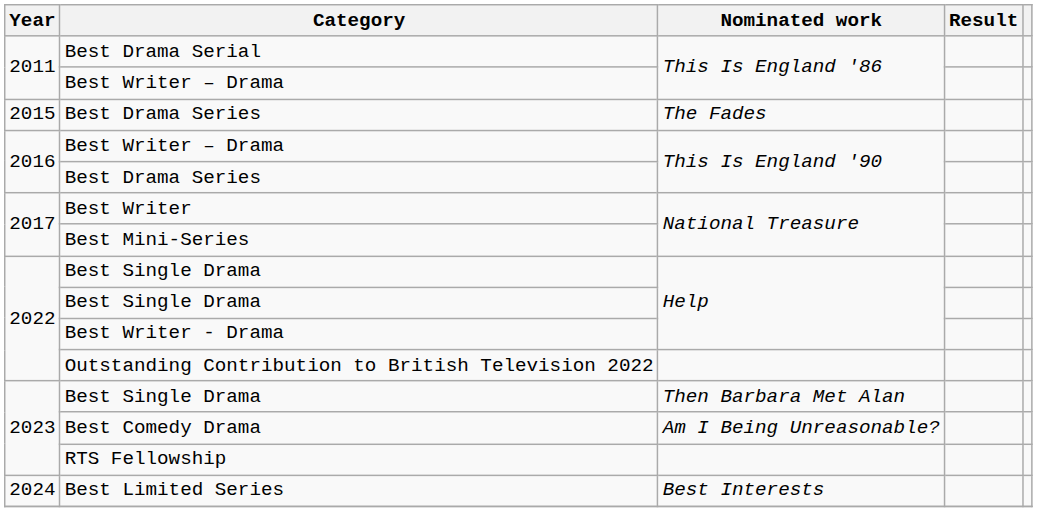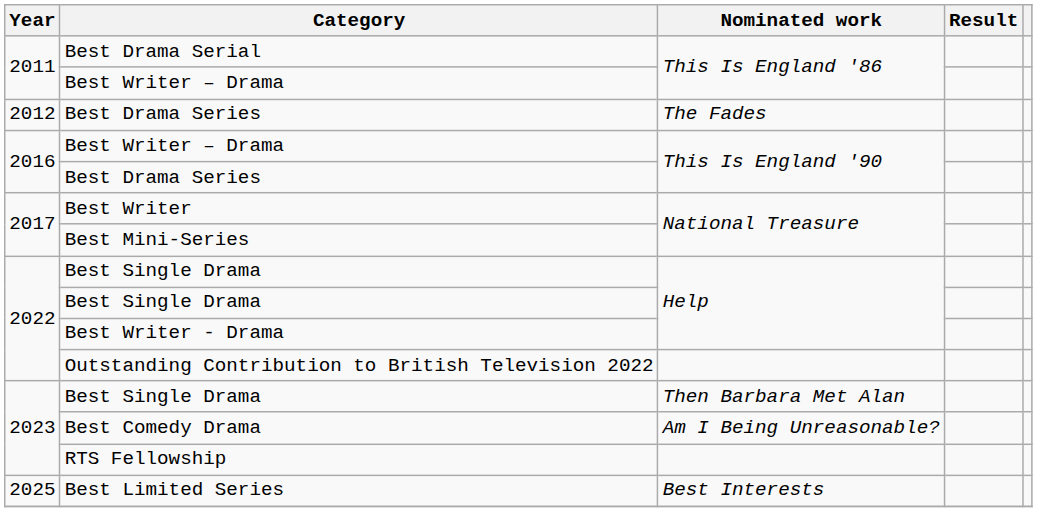(32, 114) 2015 -> (32, 114) 2012
(32, 491) 2024 -> (32, 491) 2025
